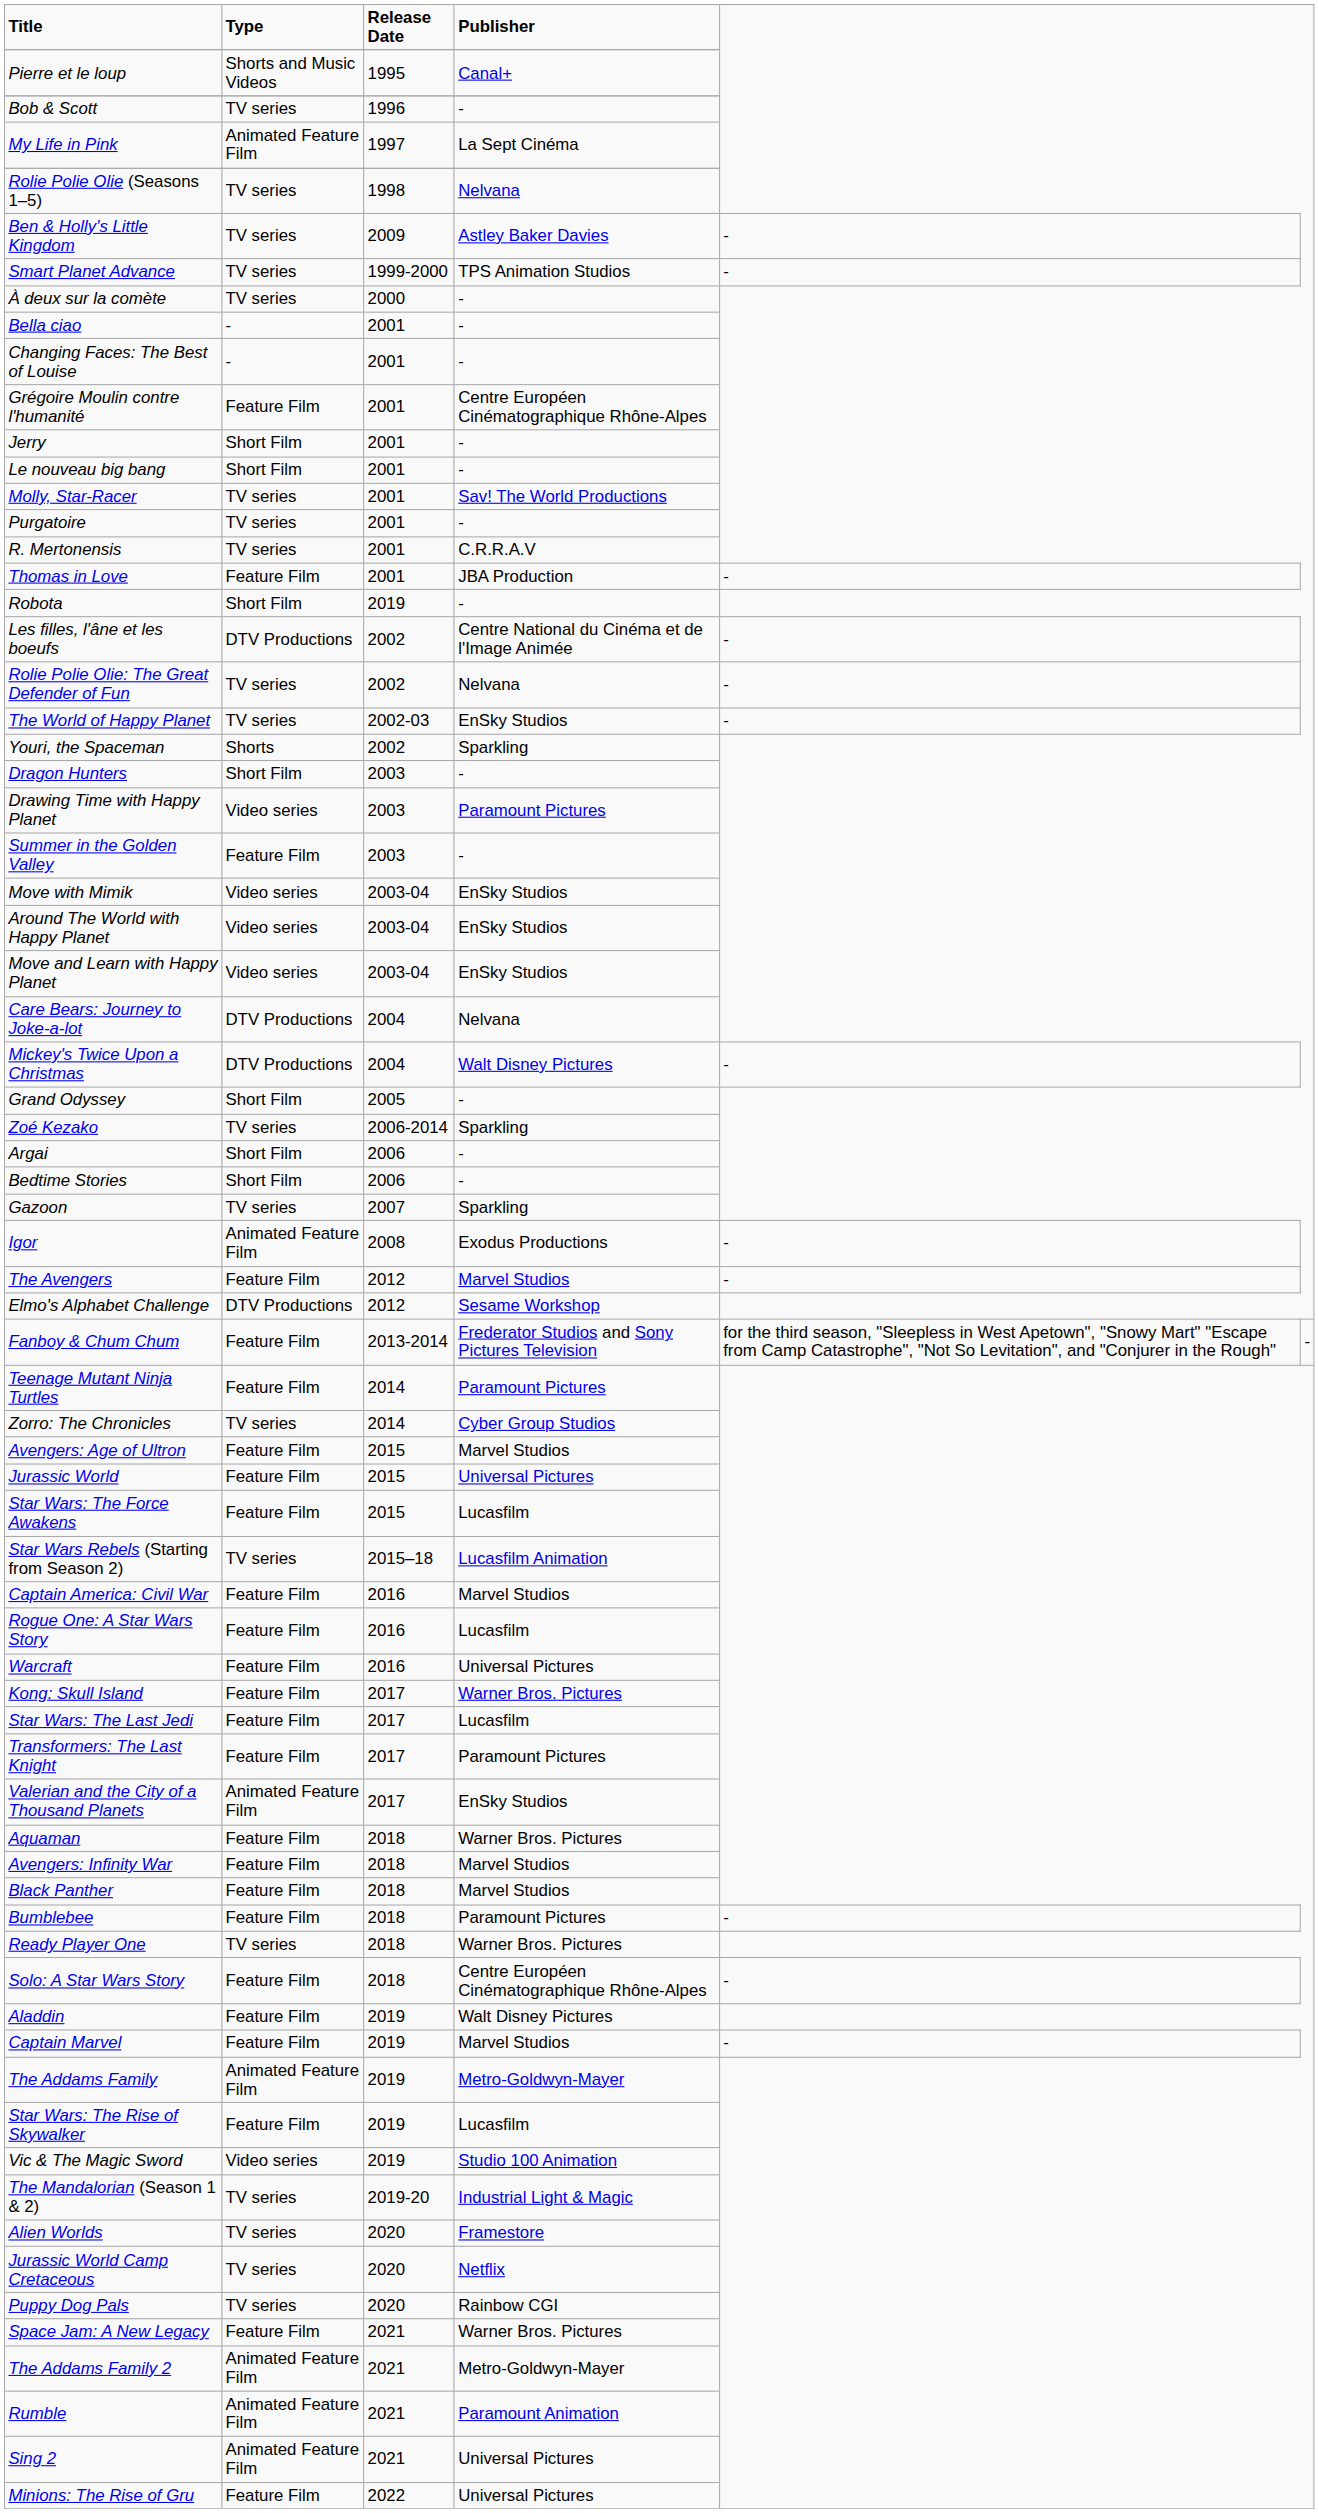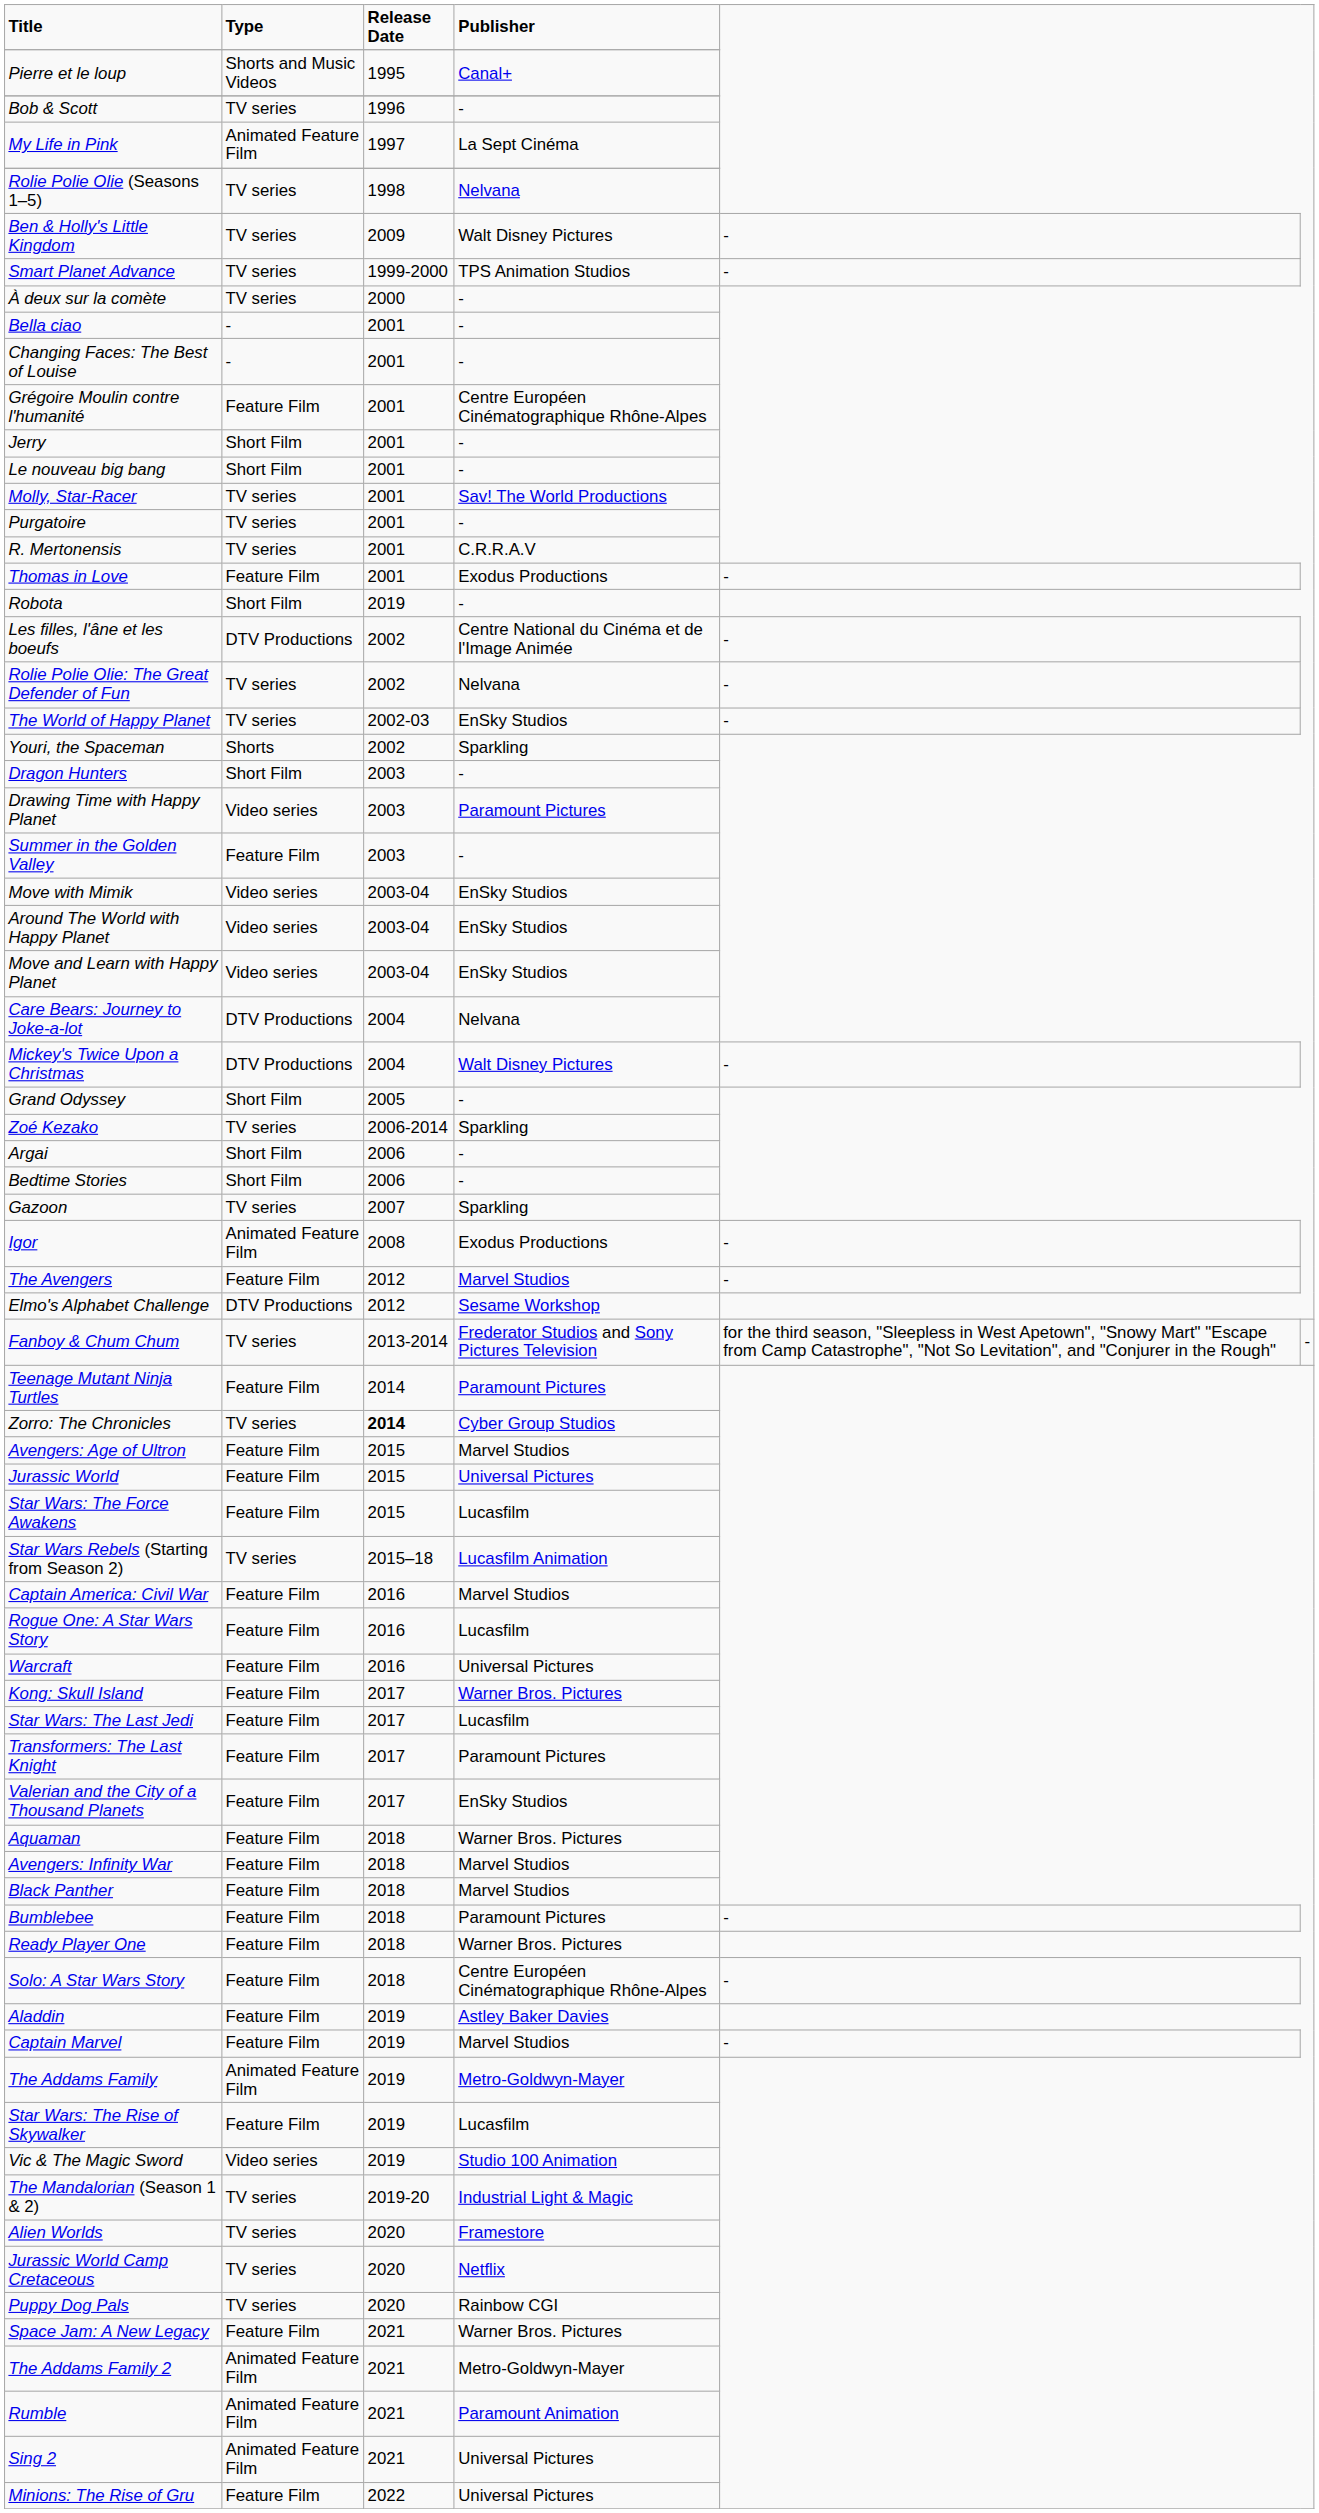(533, 236) Astley Baker Davies -> (535, 236) Walt Disney Pictures
(516, 576) JBA Production -> (533, 576) Exodus Productions
(273, 1342) Feature Film -> (261, 1342) TV series
(386, 1423) normal -> (386, 1423) bold
(292, 1801) Animated Feature Film -> (273, 1801) Feature Film
(261, 1944) TV series -> (273, 1944) Feature Film
(535, 2016) Walt Disney Pictures -> (533, 2016) Astley Baker Davies
